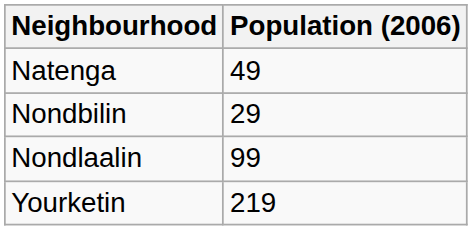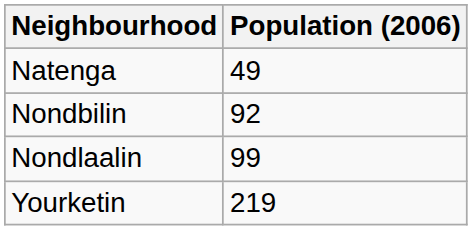(245, 114) 29 -> (245, 114) 92
